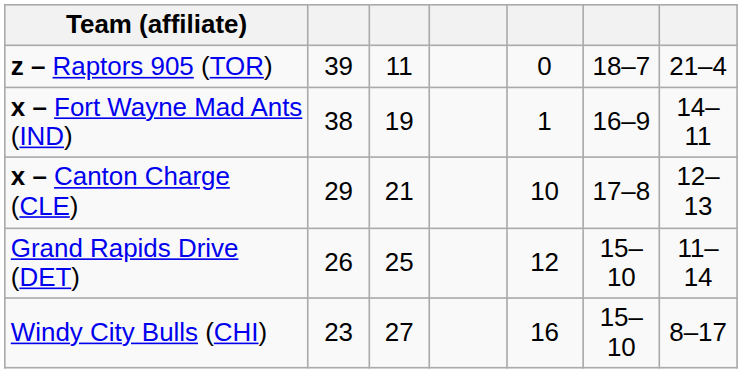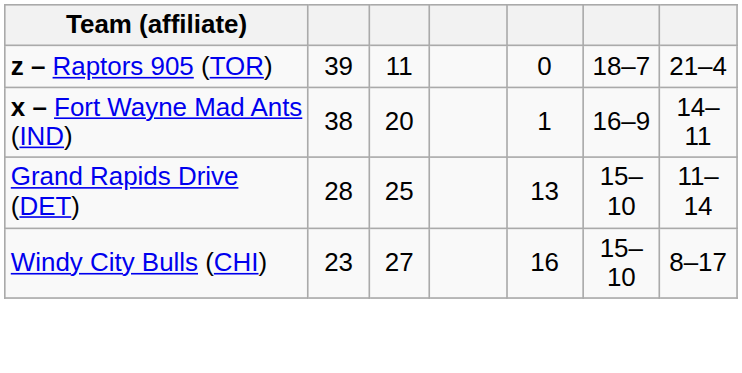(399, 121) 19 -> (399, 121) 20
- row: (120, 192)
(339, 262) 26 -> (339, 192) 28
(545, 262) 12 -> (545, 192) 13
